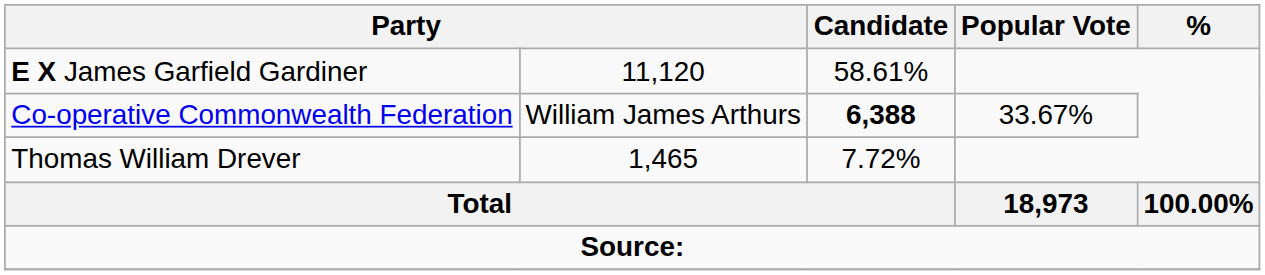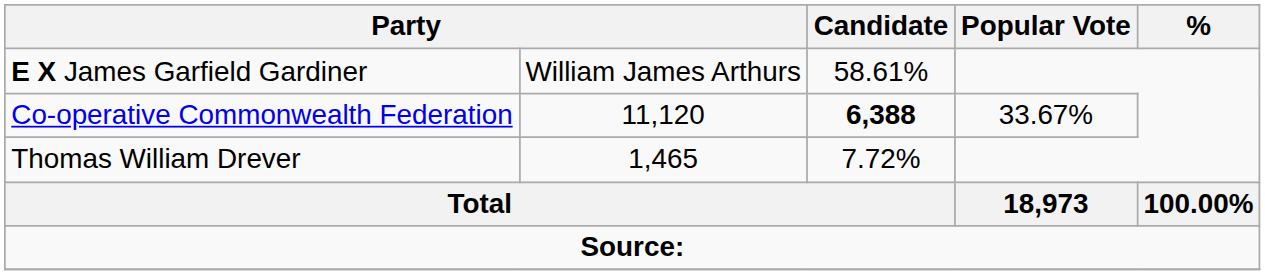(663, 70) 11,120 -> (663, 70) William James Arthurs
(663, 114) William James Arthurs -> (663, 114) 11,120
